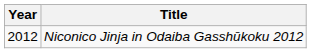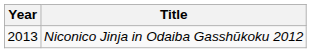(23, 36) 2012 -> (23, 36) 2013
